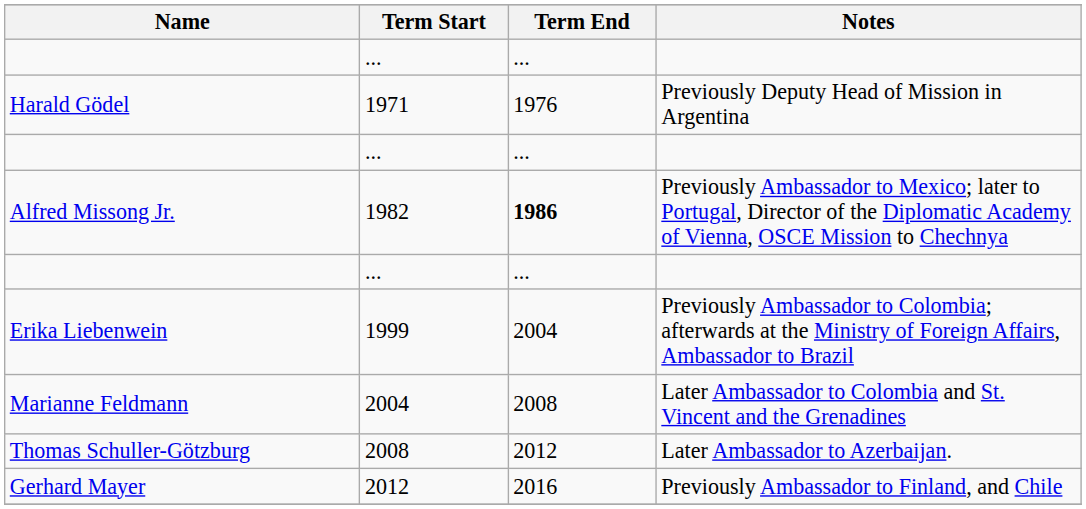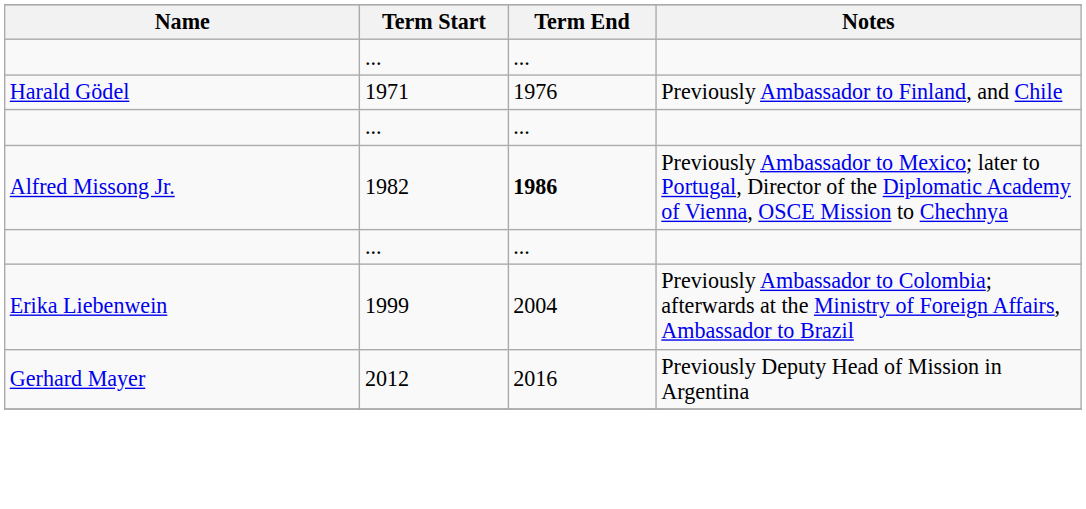(832, 104) Previously Deputy Head of Mission in Argentina -> (862, 92) Previously Ambassador to Finland, and Chile
- row: (99, 403)
- row: (130, 451)
(862, 486) Previously Ambassador to Finland, and Chile -> (832, 378) Previously Deputy Head of Mission in Argentina
